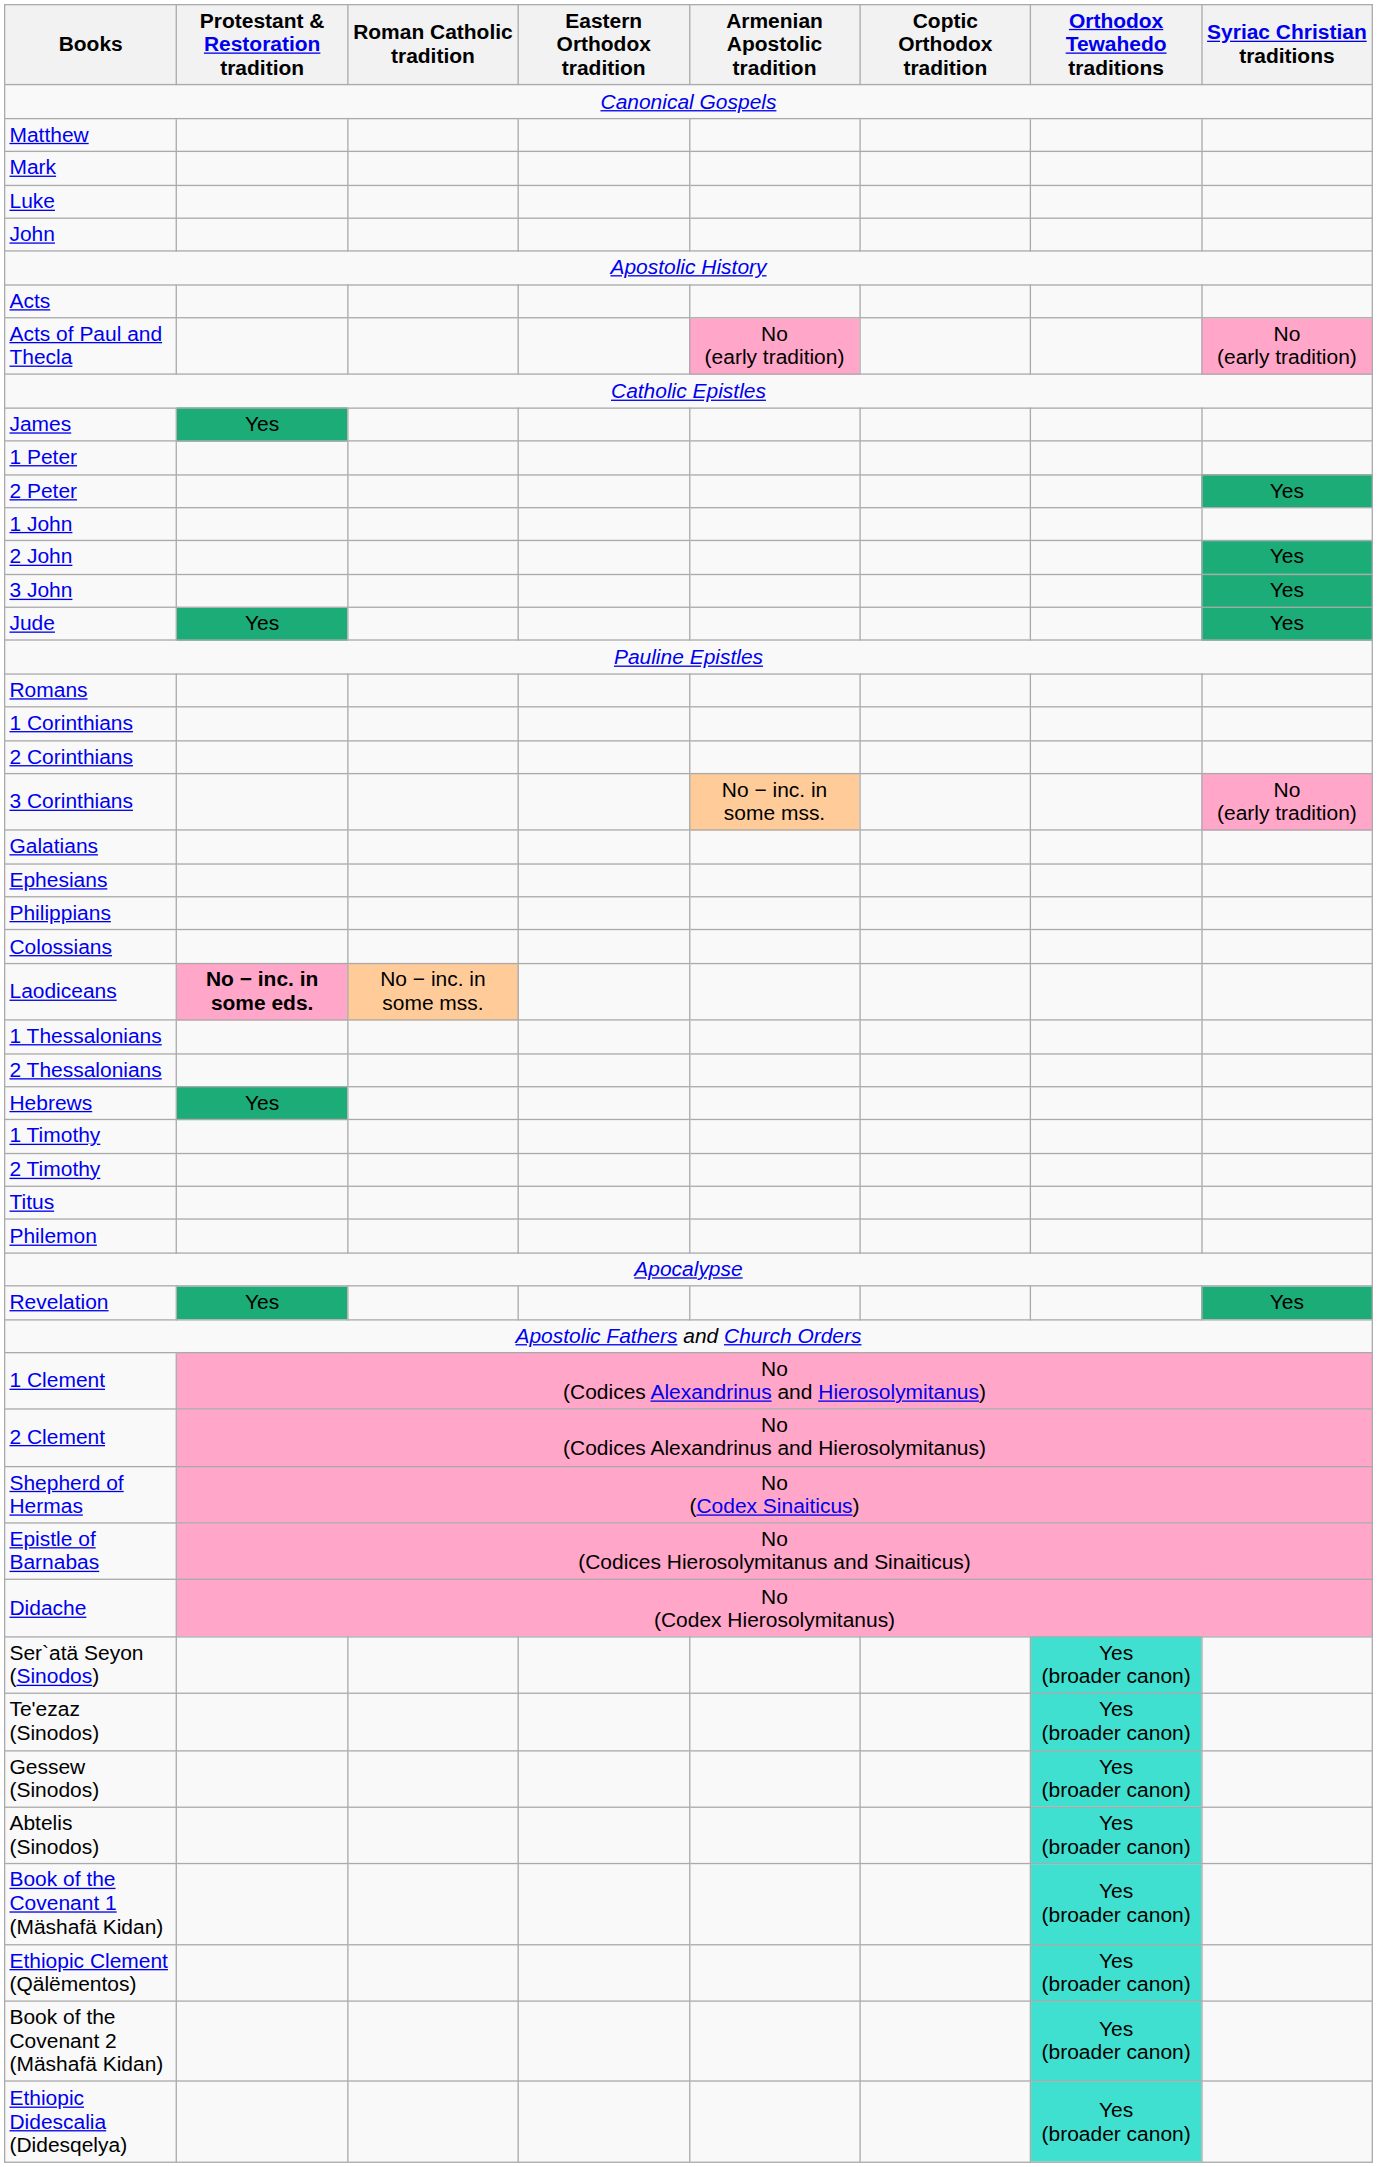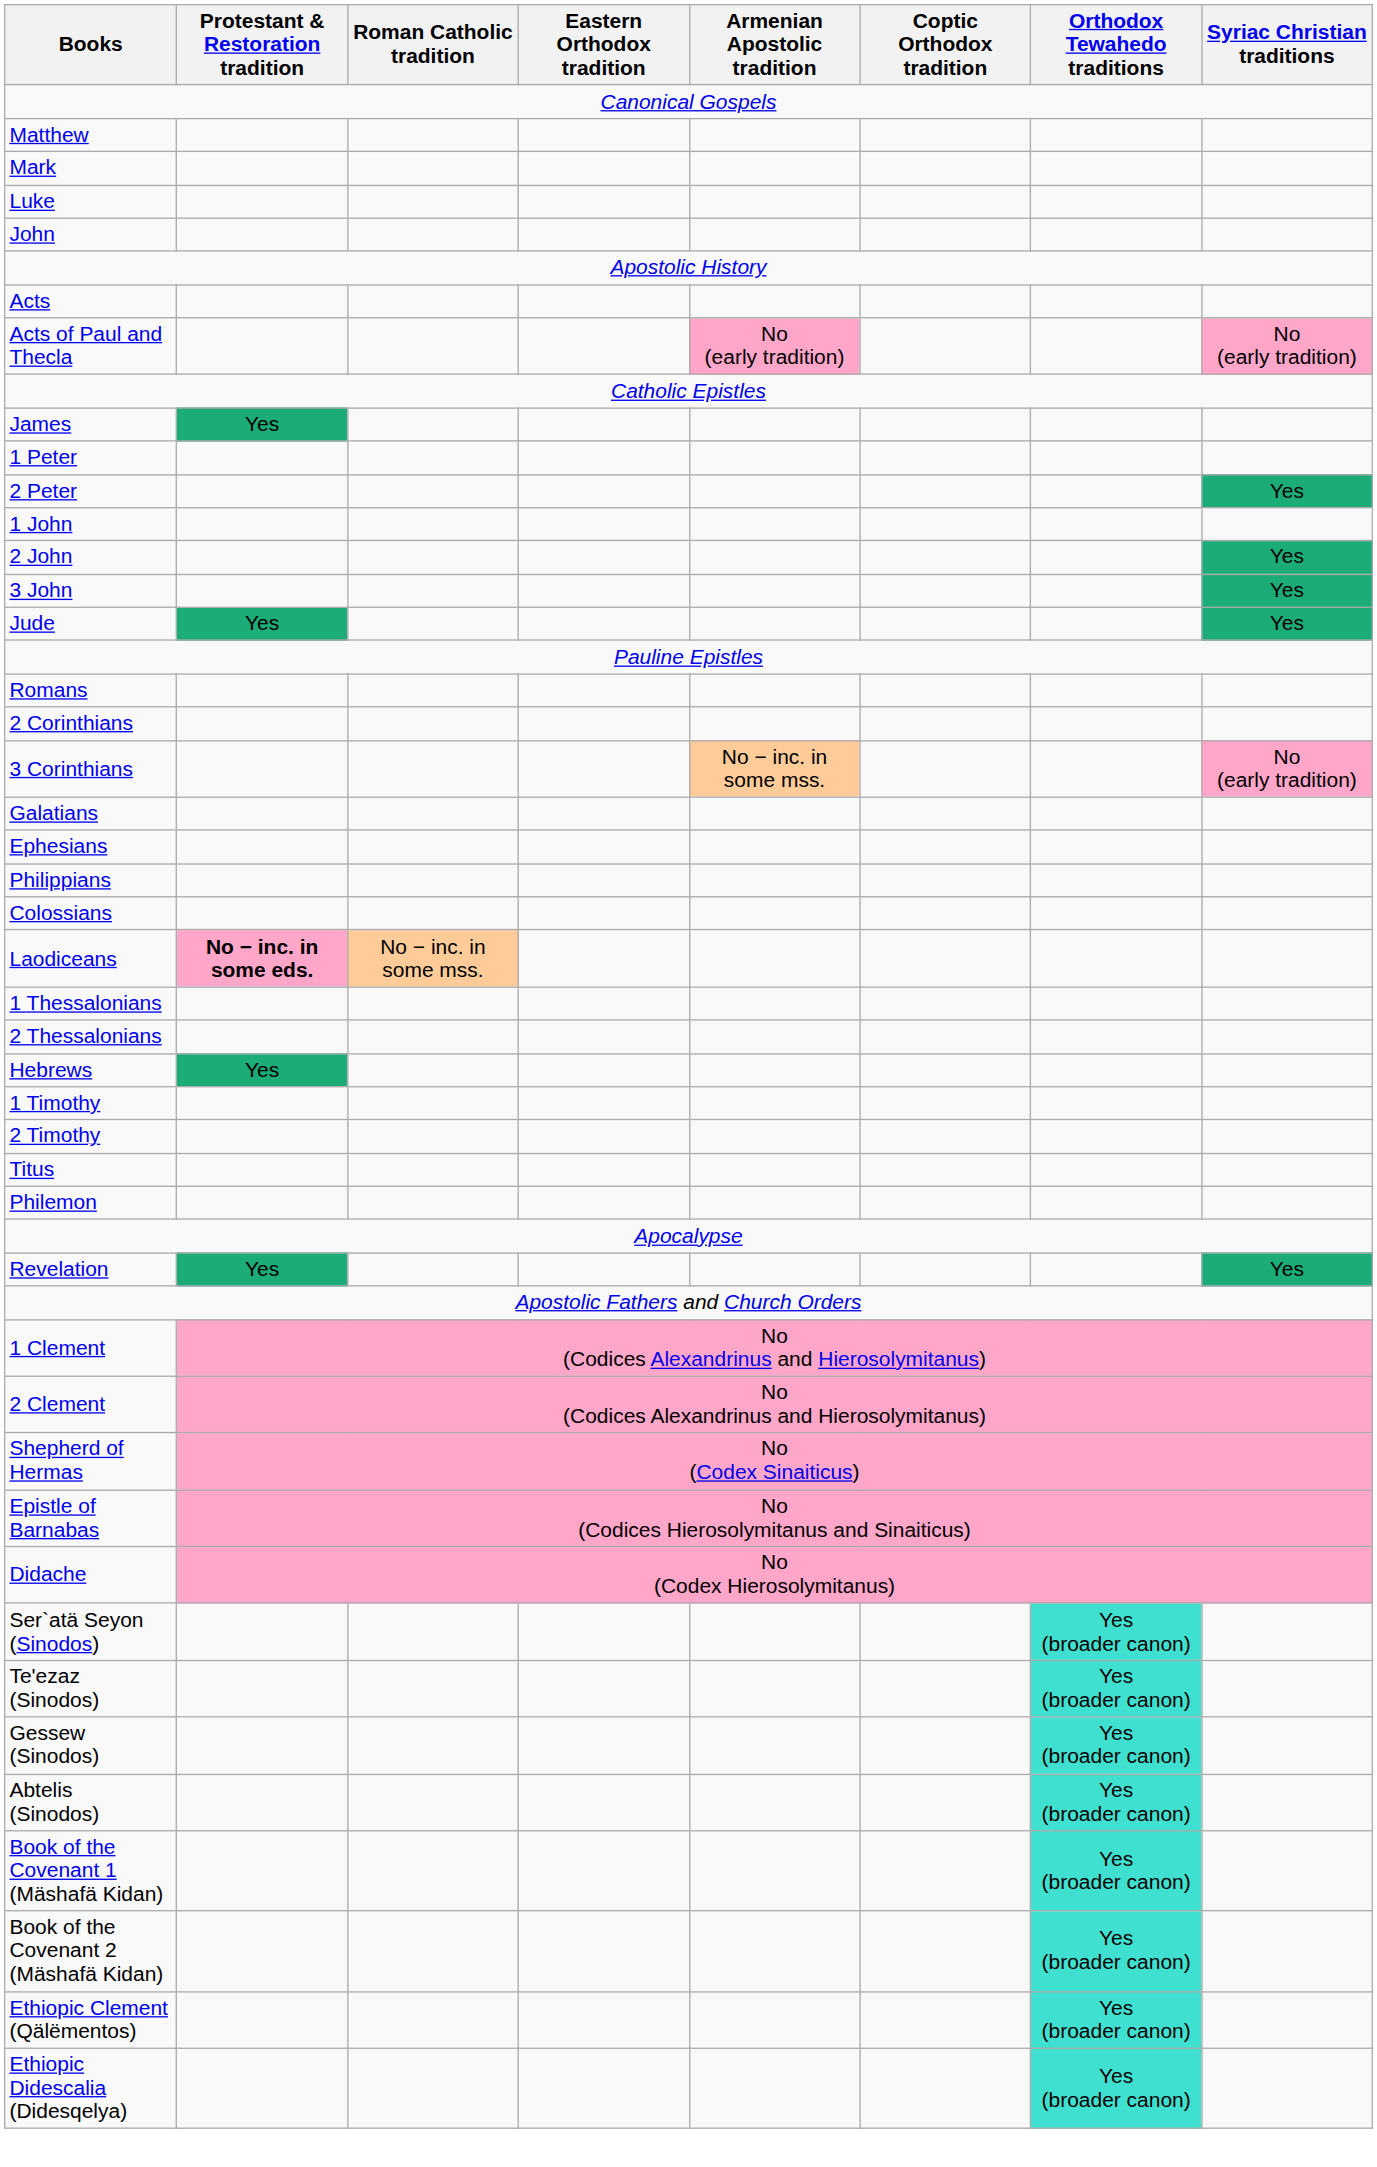- row: (71, 723)
rows swapped: (86, 2041) <-> (89, 1972)
